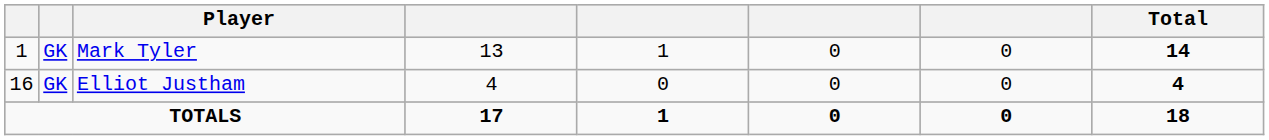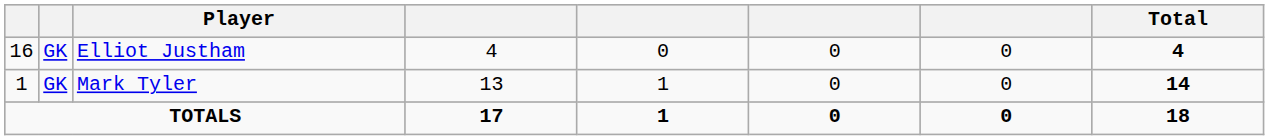rows swapped: (137, 54) <-> (161, 86)
